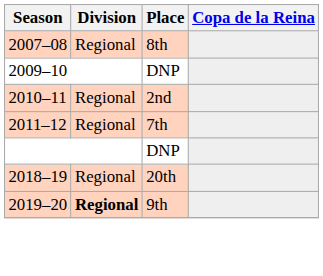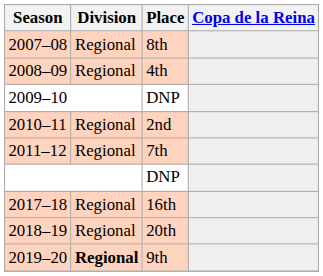+ row: (38, 71)
+ row: (38, 204)
